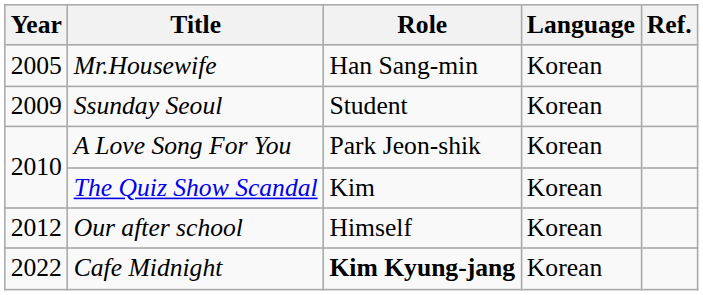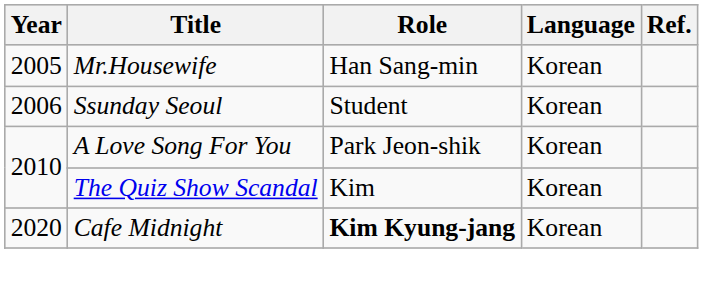(36, 106) 2009 -> (36, 106) 2006
- row: (158, 227)
(36, 268) 2022 -> (36, 227) 2020
